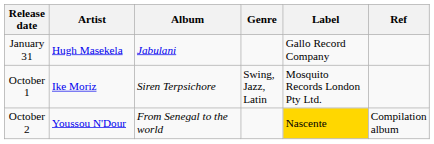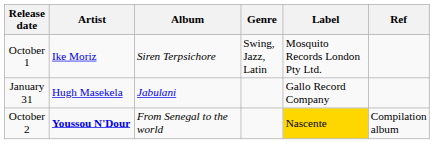rows swapped: (27, 50) <-> (27, 86)
(89, 123) normal -> (91, 123) bold
